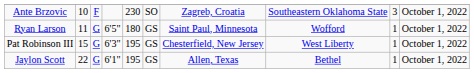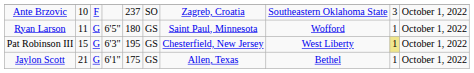(133, 12) 230 -> (133, 12) 237
(395, 44) no background -> (395, 44) khaki background
(83, 60) 22 -> (83, 60) 21
(133, 60) 195 -> (133, 60) 175
